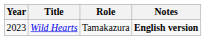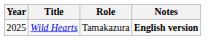(16, 27) 2023 -> (16, 27) 2025
